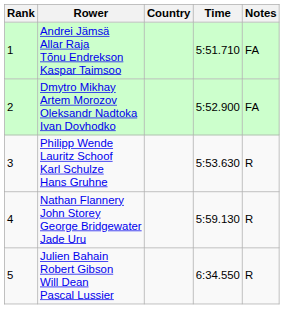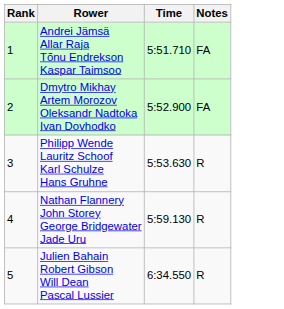- column: (169, 13)
